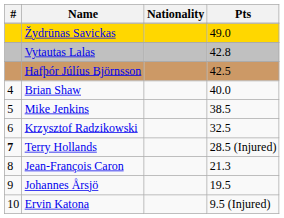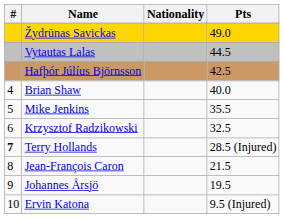(220, 52) 42.8 -> (220, 52) 44.5
(220, 109) 38.5 -> (220, 109) 35.5
(220, 166) 21.3 -> (220, 166) 21.5
